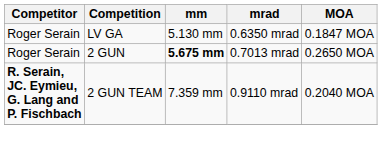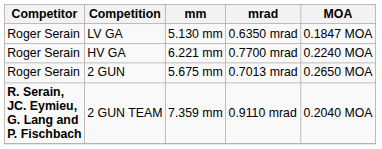+ row: (106, 53)
(196, 53) bold -> (195, 72) normal
